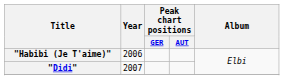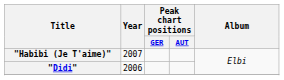(133, 55) 2006 -> (133, 55) 2007
(133, 68) 2007 -> (133, 68) 2006
